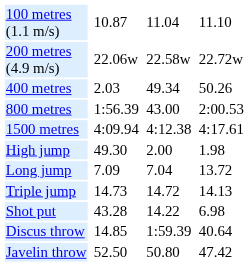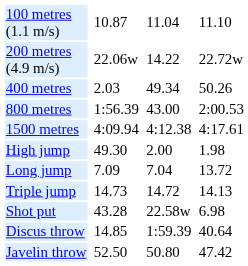(168, 59) 22.58w -> (163, 59) 14.22
(163, 211) 14.22 -> (168, 211) 22.58w
